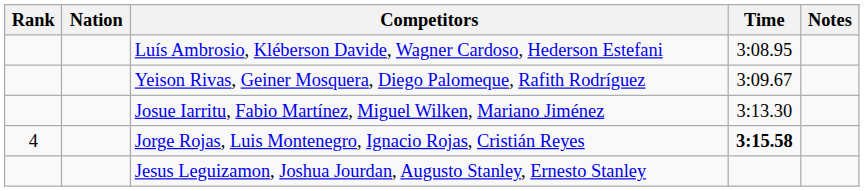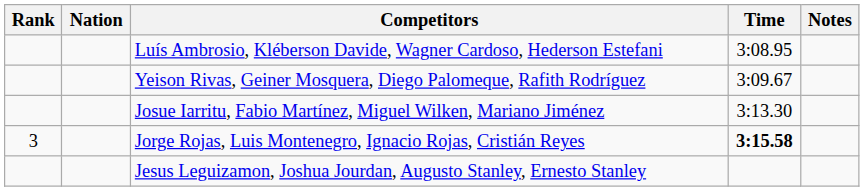(33, 141) 4 -> (33, 141) 3
